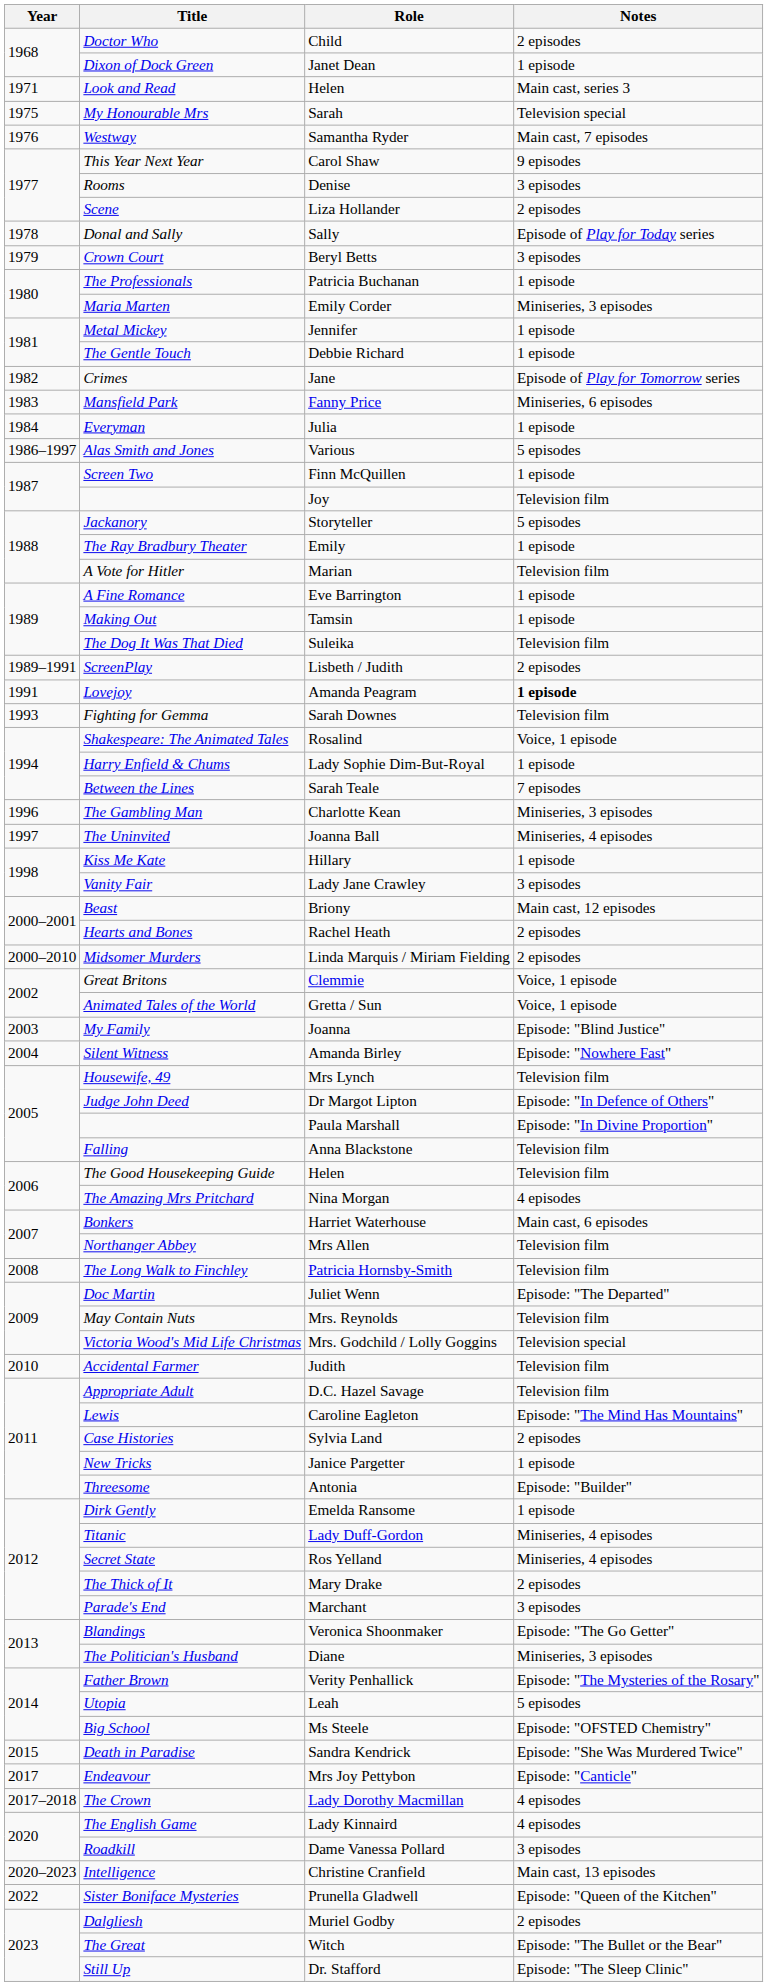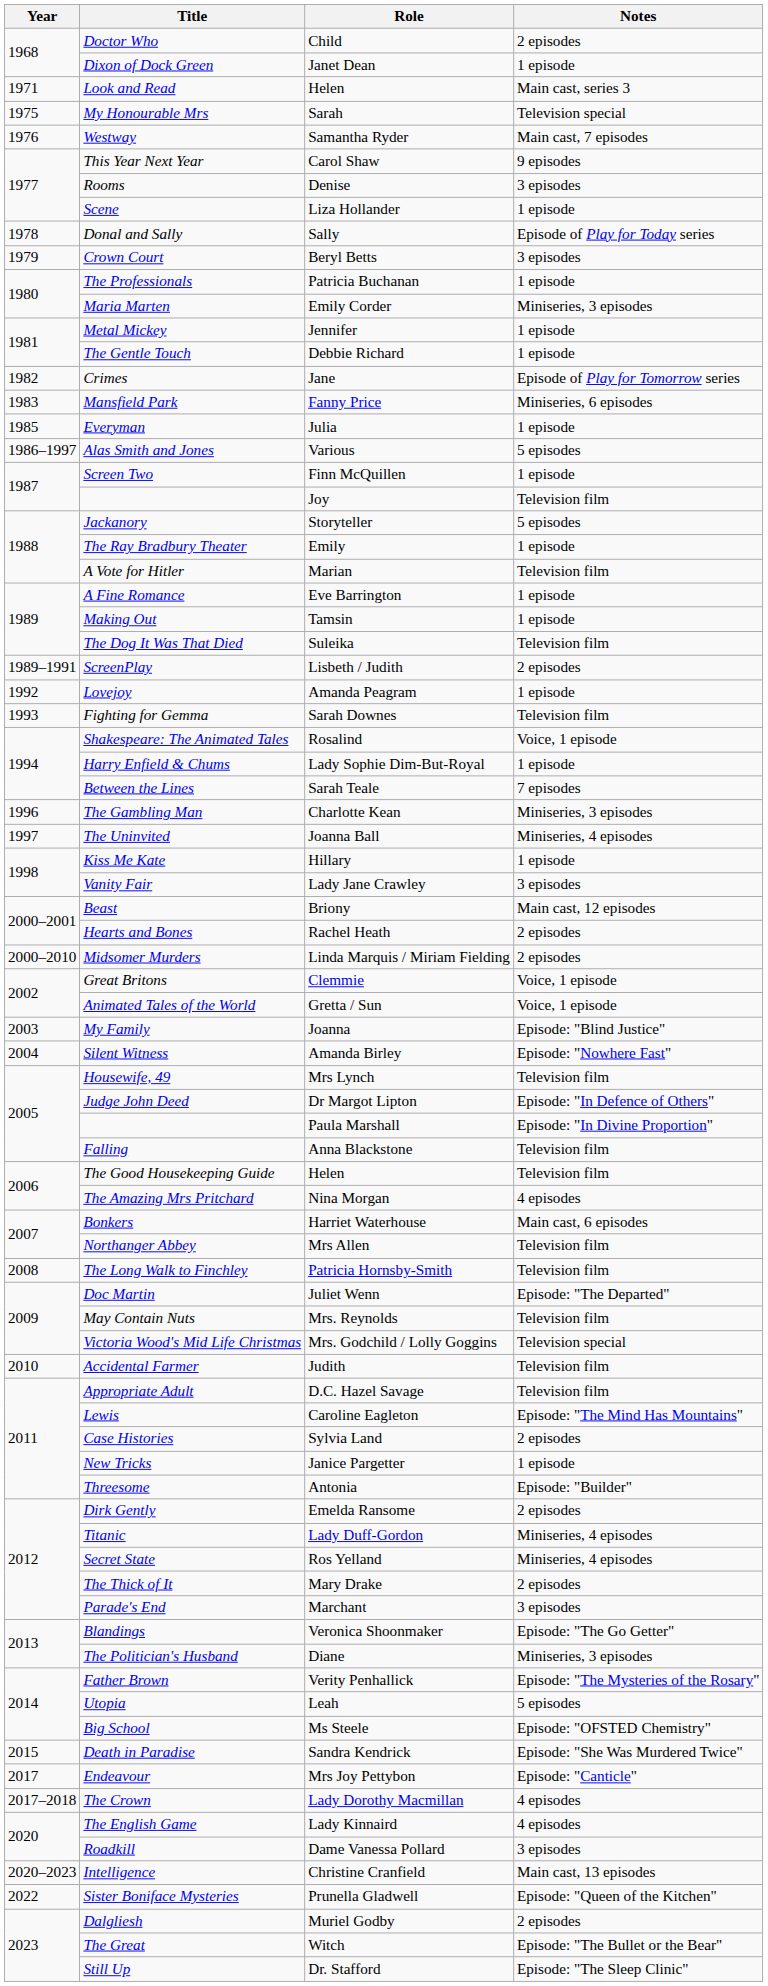(549, 209) 2 episodes -> (546, 209) 1 episode
(23, 426) 1984 -> (23, 426) 1985
(23, 691) 1991 -> (23, 691) 1992
(547, 691) bold -> (546, 691) normal
(546, 1511) 1 episode -> (549, 1511) 2 episodes
